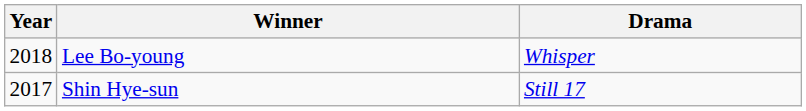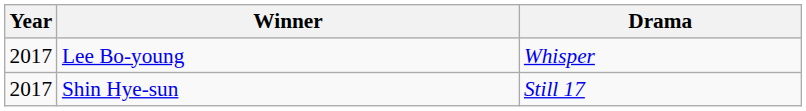(31, 55) 2018 -> (31, 55) 2017
